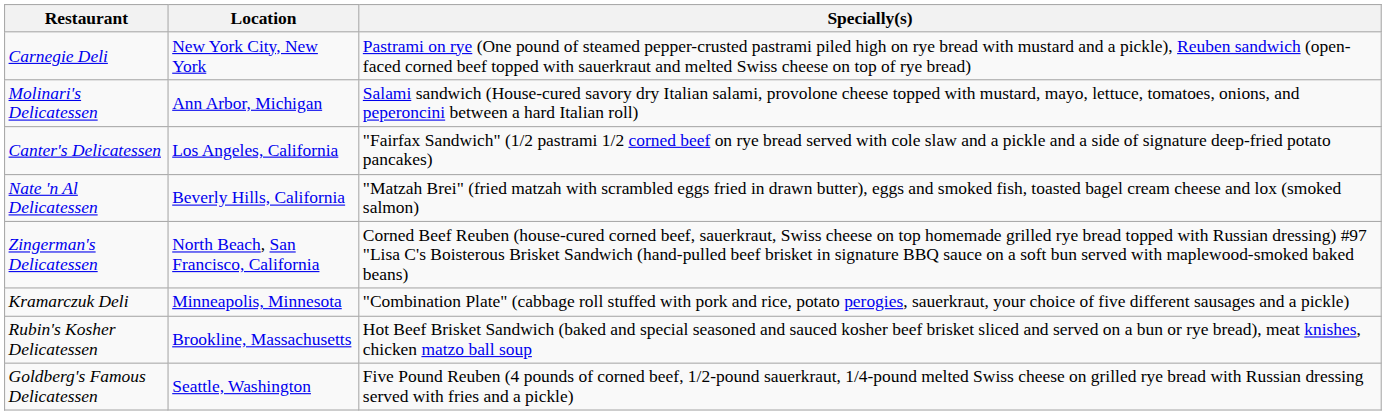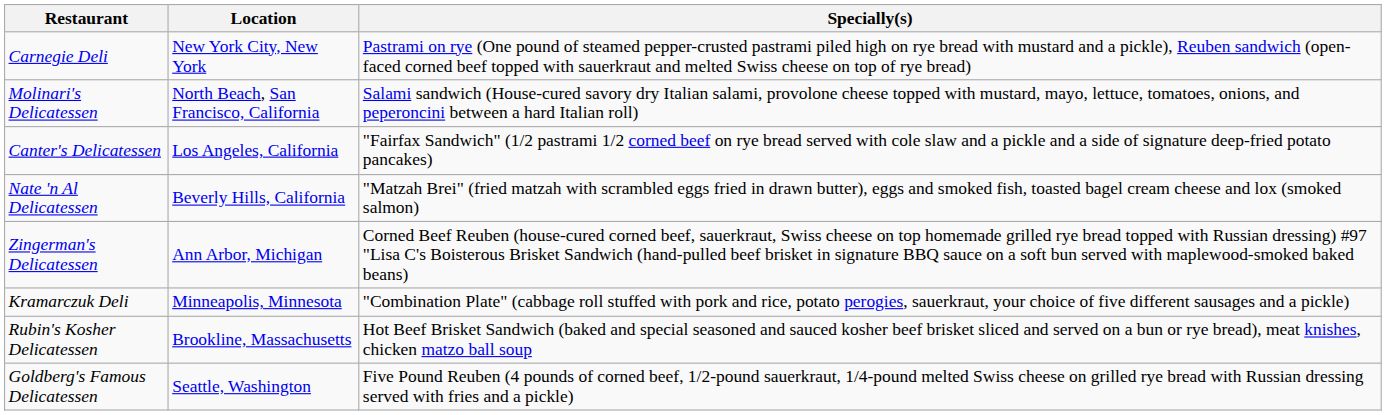(247, 103) Ann Arbor, Michigan -> (246, 103) North Beach, San Francisco, California
(246, 254) North Beach, San Francisco, California -> (247, 254) Ann Arbor, Michigan
